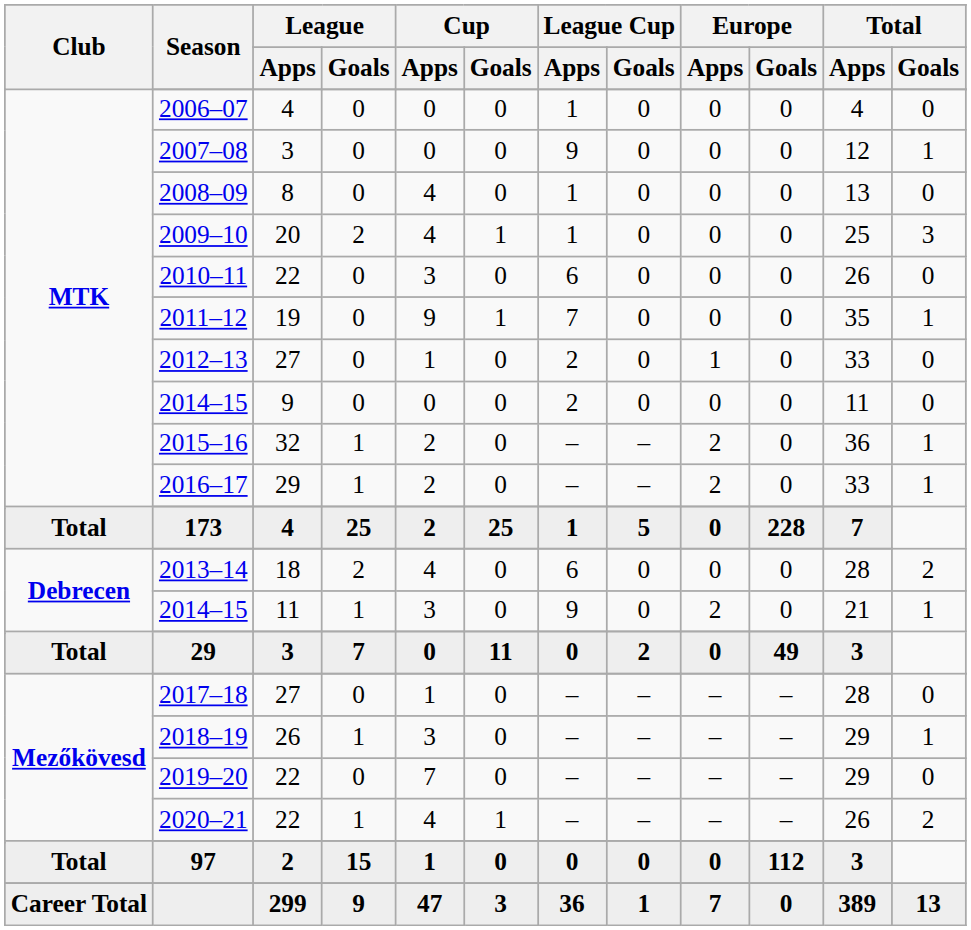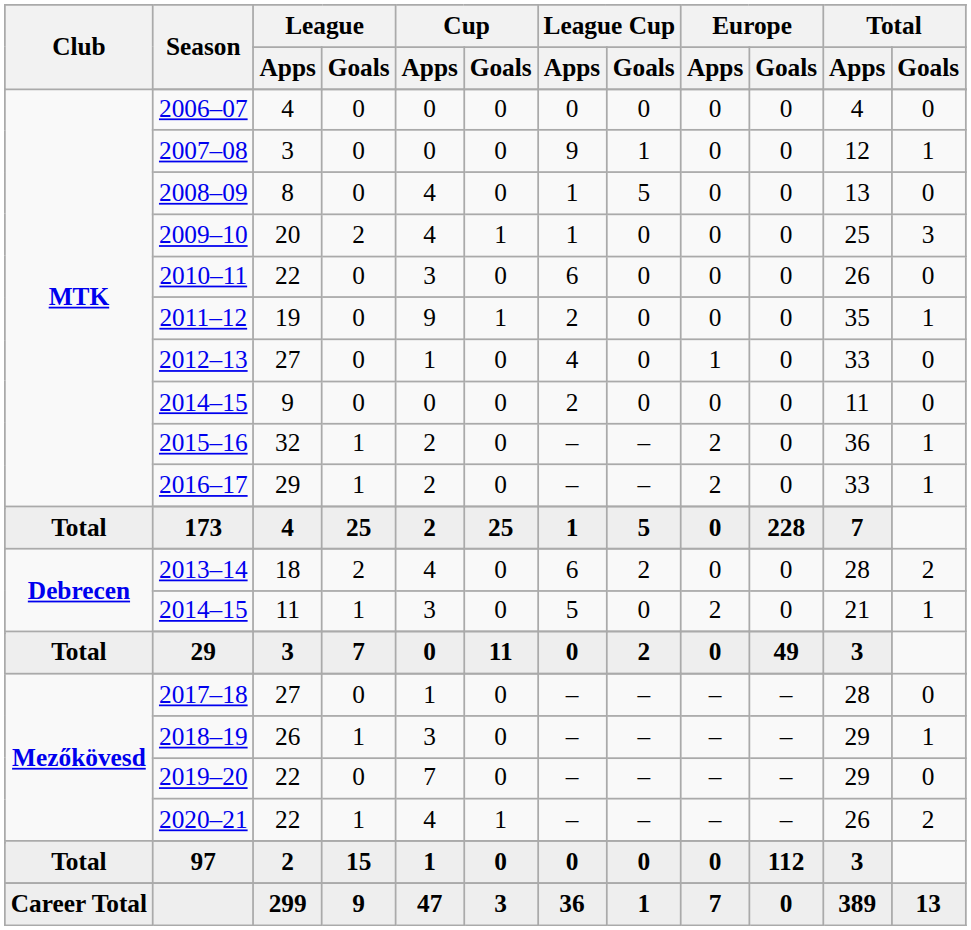(572, 109) 1 -> (572, 109) 0
(644, 151) 0 -> (644, 151) 1
(644, 192) 0 -> (644, 192) 5
(572, 318) 7 -> (572, 318) 2
(572, 360) 2 -> (572, 360) 4
(644, 569) 0 -> (644, 569) 2
(572, 610) 9 -> (572, 610) 5
